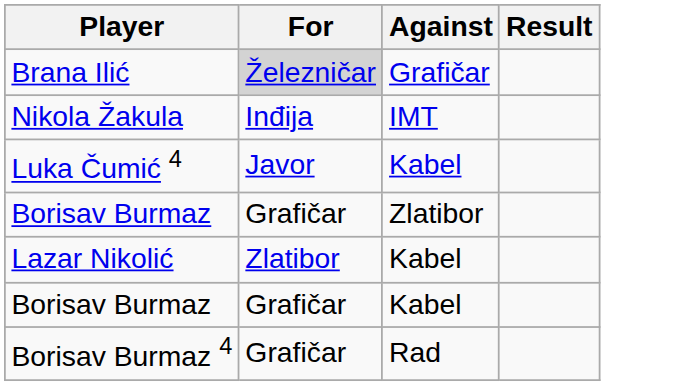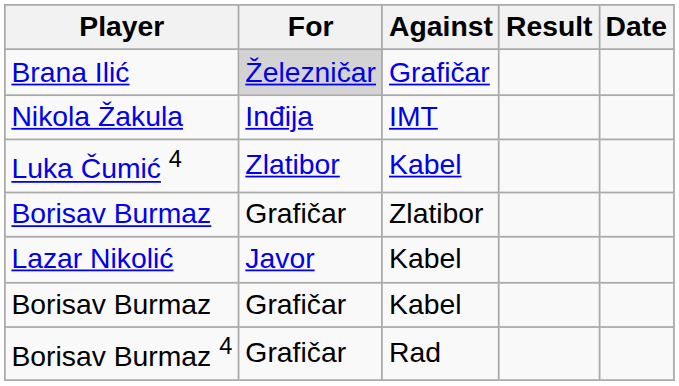+ column: (636, 26)
(280, 165) Javor -> (293, 165) Zlatibor
(293, 259) Zlatibor -> (280, 259) Javor
